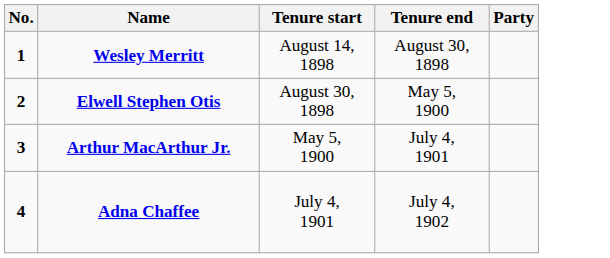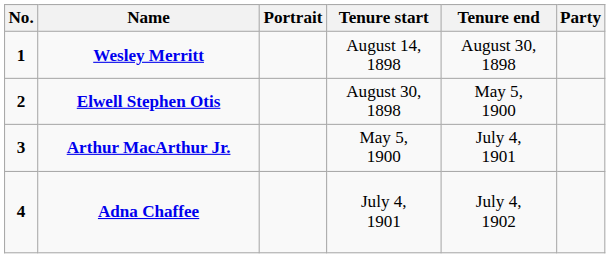+ column: (293, 18)
